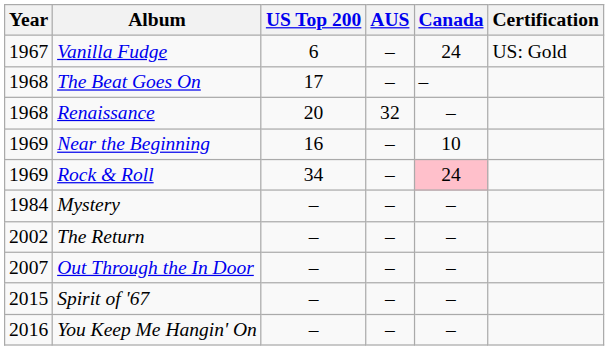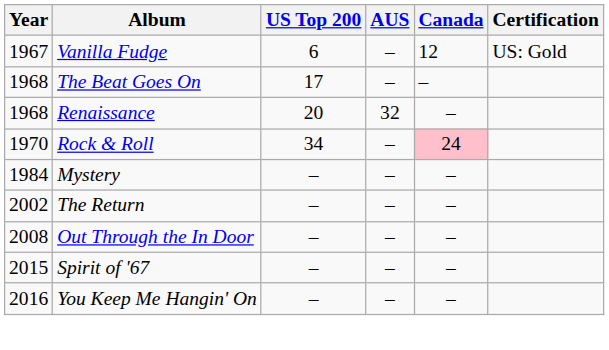(451, 50) 24 -> (428, 50) 12
- row: (134, 143)
(29, 174) 1969 -> (29, 143) 1970
(29, 267) 2007 -> (29, 236) 2008
